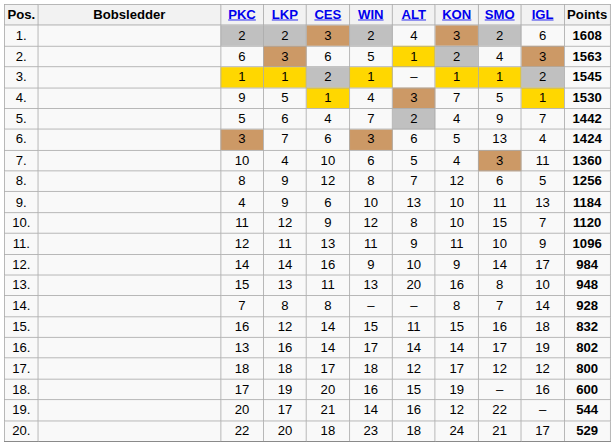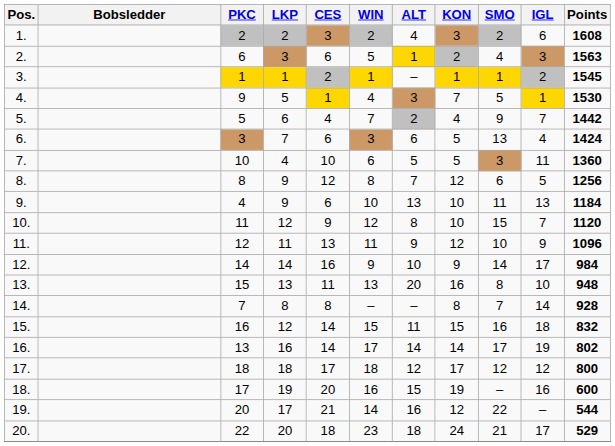(457, 160) 4 -> (457, 160) 5
(457, 243) 11 -> (457, 243) 12
